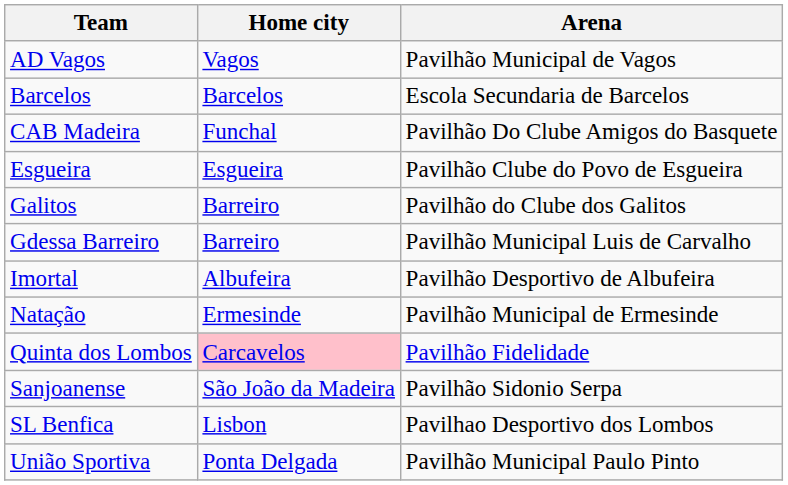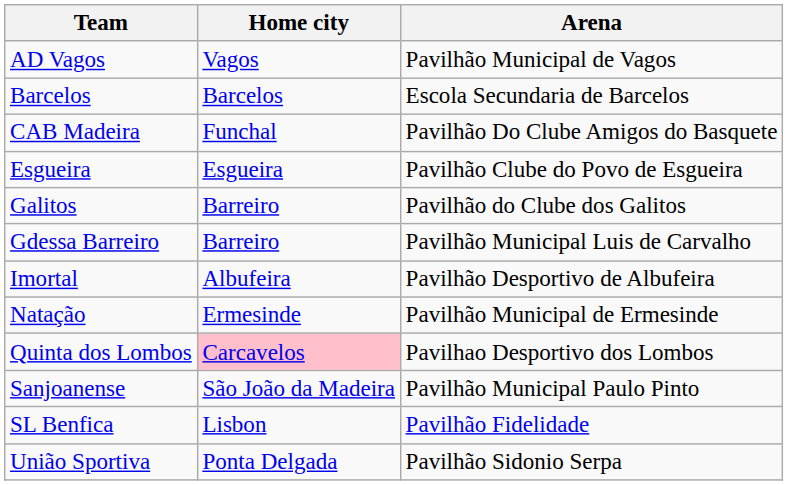(497, 351) Pavilhão Fidelidade -> (560, 351) Pavilhao Desportivo dos Lombos
(514, 388) Pavilhão Sidonio Serpa -> (552, 388) Pavilhão Municipal Paulo Pinto
(560, 424) Pavilhao Desportivo dos Lombos -> (497, 424) Pavilhão Fidelidade
(552, 461) Pavilhão Municipal Paulo Pinto -> (514, 461) Pavilhão Sidonio Serpa
